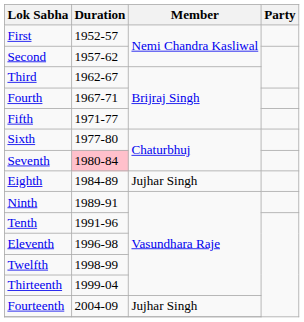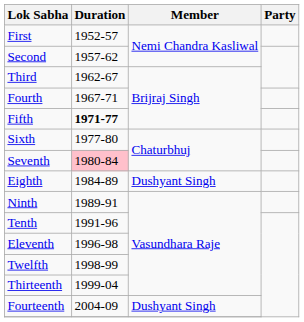(96, 118) normal -> (96, 118) bold
(164, 181) Jujhar Singh -> (174, 181) Dushyant Singh
(164, 306) Jujhar Singh -> (174, 306) Dushyant Singh
